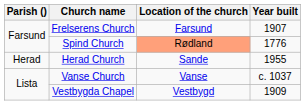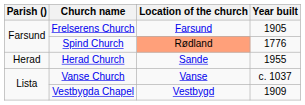(275, 28) 1907 -> (275, 28) 1905
